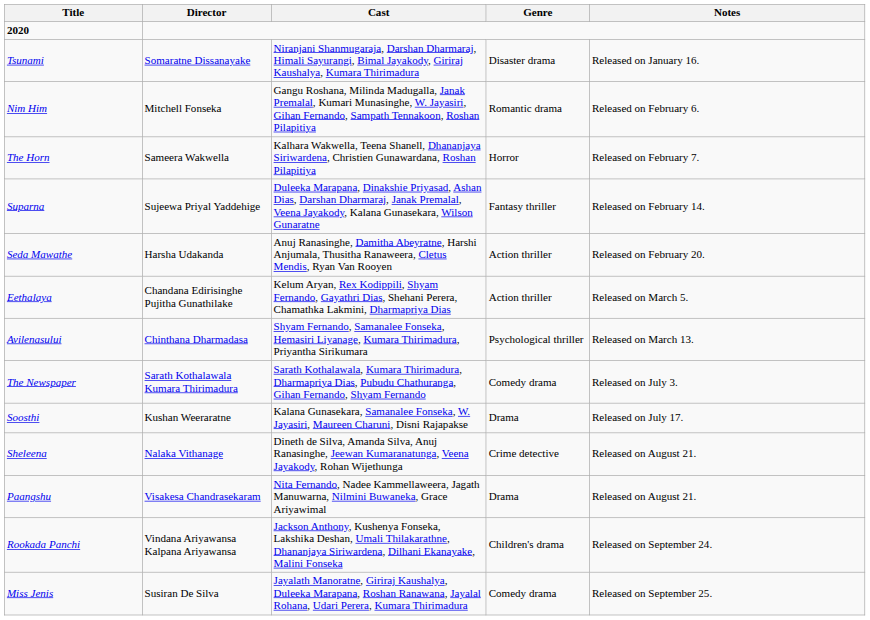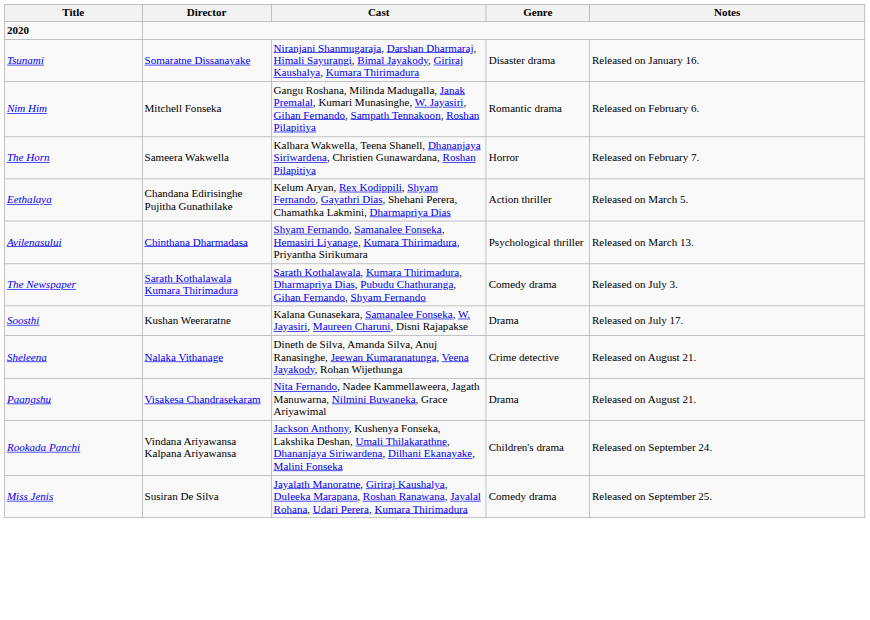- row: (26, 206)
- row: (40, 254)
